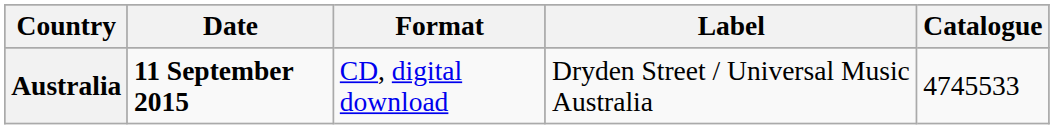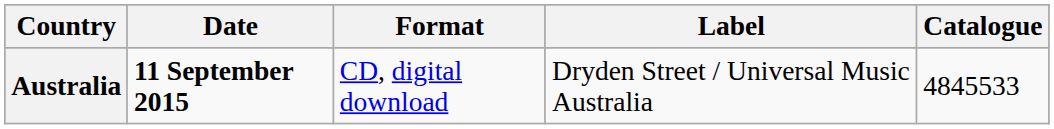(971, 85) 4745533 -> (971, 85) 4845533
